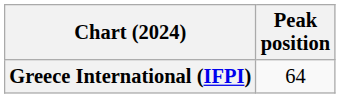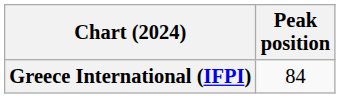(295, 76) 64 -> (295, 76) 84
